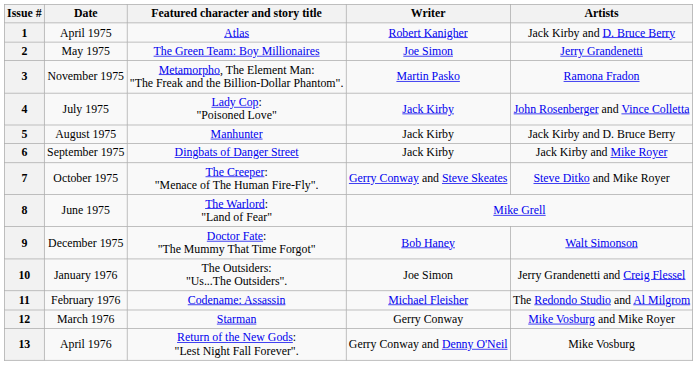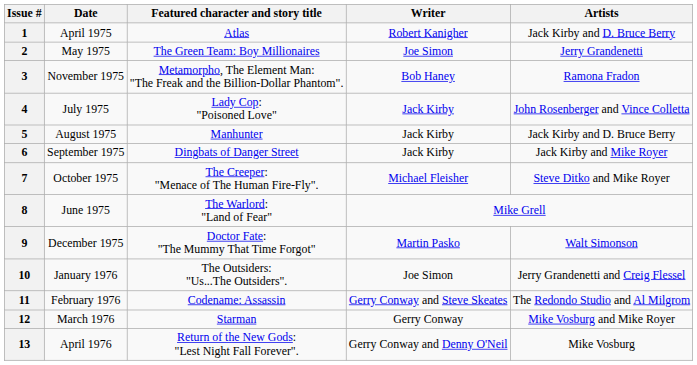(428, 76) Martin Pasko -> (428, 76) Bob Haney
(428, 178) Gerry Conway and Steve Skeates -> (428, 178) Michael Fleisher
(428, 242) Bob Haney -> (428, 242) Martin Pasko
(428, 300) Michael Fleisher -> (428, 300) Gerry Conway and Steve Skeates
